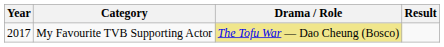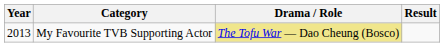(19, 32) 2017 -> (19, 32) 2013
